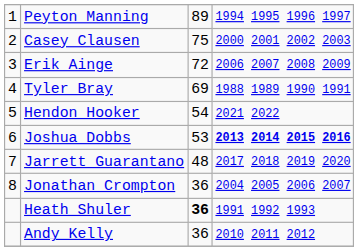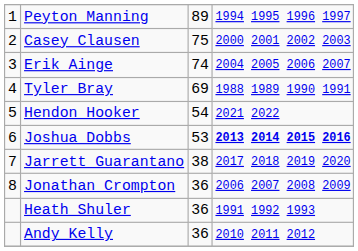(200, 65) 72 -> (200, 65) 74
(283, 65) 2006 2007 2008 2009 -> (283, 65) 2004 2005 2006 2007
(200, 162) 48 -> (200, 162) 38
(283, 186) 2004 2005 2006 2007 -> (283, 186) 2006 2007 2008 2009
(200, 210) bold -> (200, 210) normal
